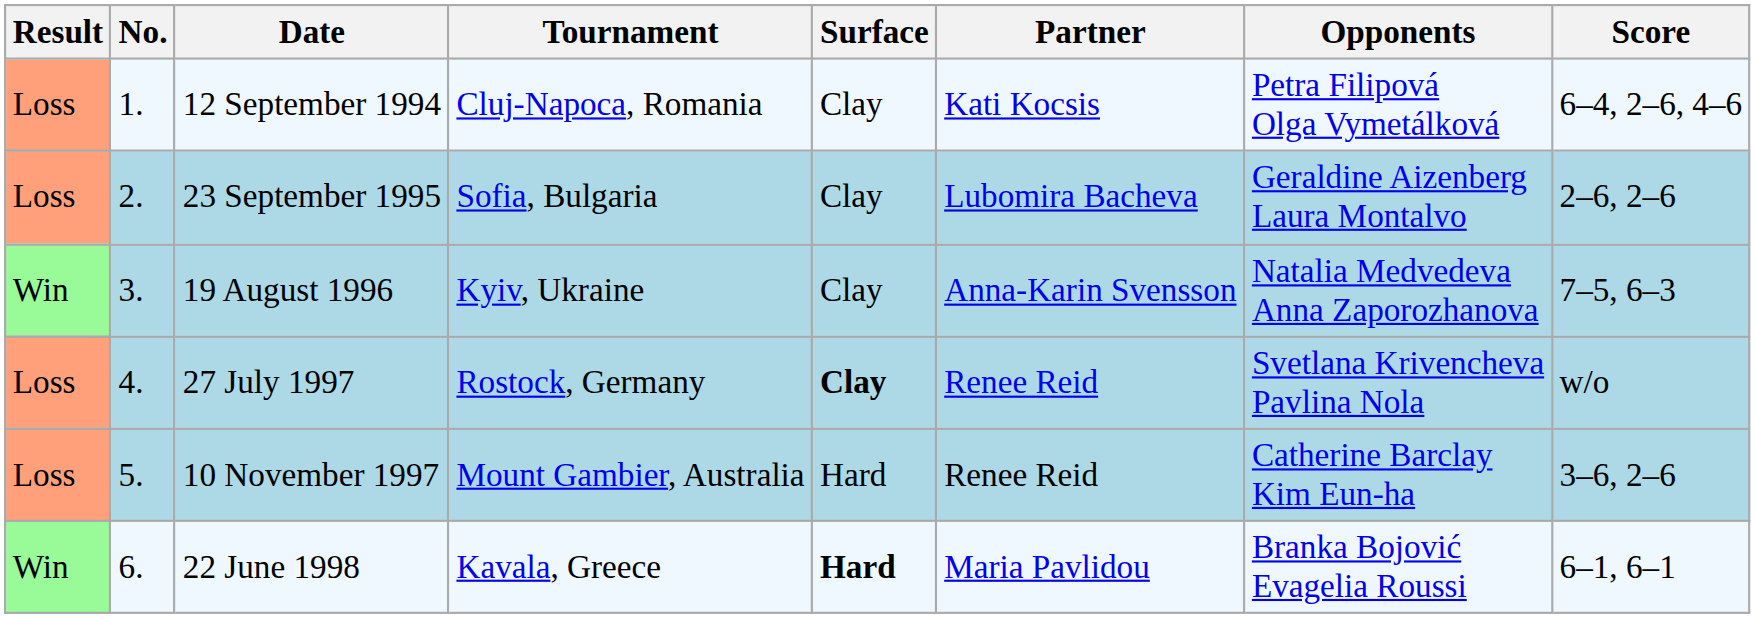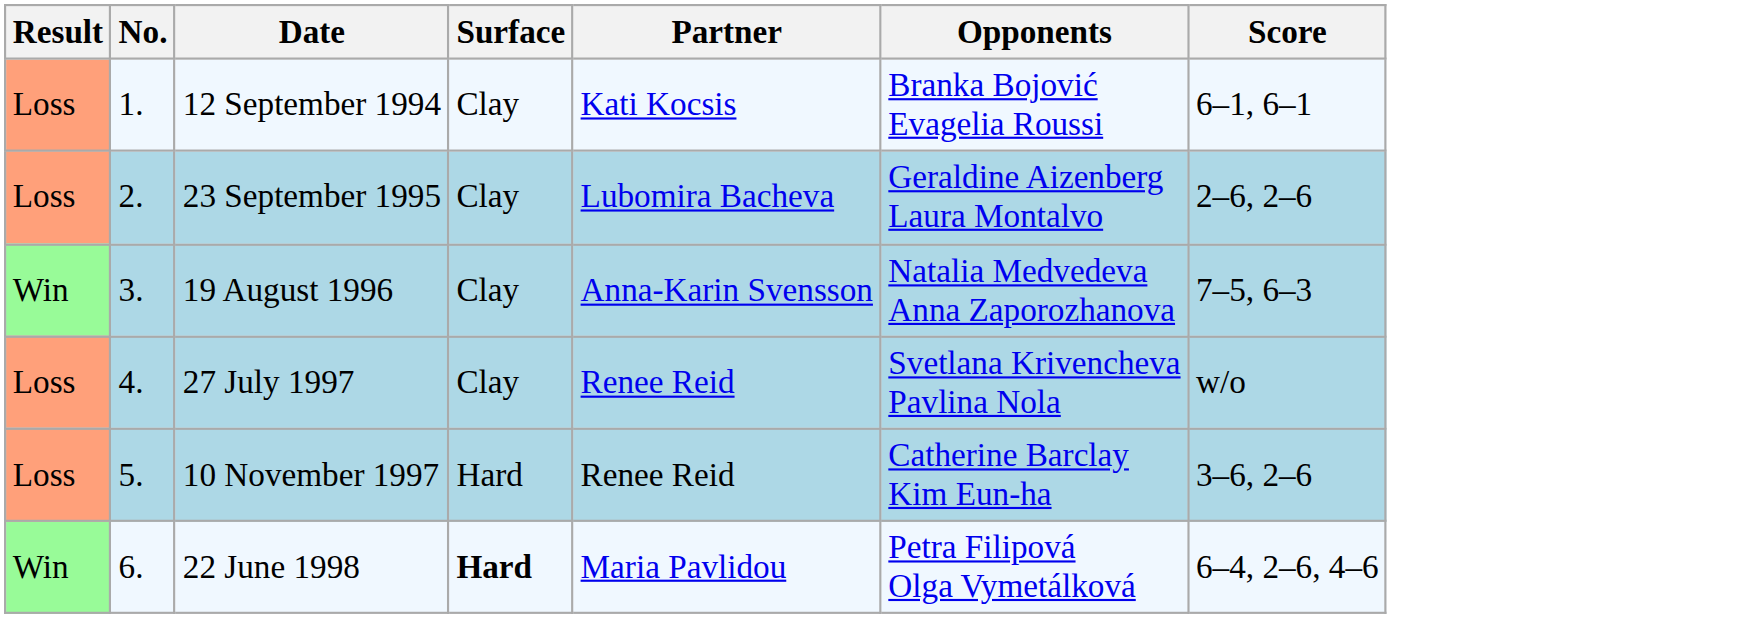- column: (631, 30)
(1376, 104) Petra Filipová Olga Vymetálková -> (996, 104) Branka Bojović Evagelia Roussi
(1651, 104) 6–4, 2–6, 4–6 -> (1254, 104) 6–1, 6–1
(853, 381) bold -> (488, 381) normal
(1359, 566) Branka Bojović Evagelia Roussi -> (1012, 566) Petra Filipová Olga Vymetálková
(1618, 566) 6–1, 6–1 -> (1287, 566) 6–4, 2–6, 4–6
